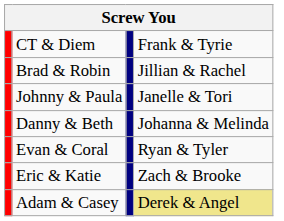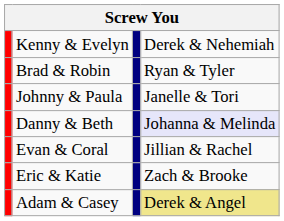+ row: (72, 44)
- row: (56, 44)
(192, 70) Jillian & Rachel -> (189, 70) Ryan & Tyler
(203, 123) no background -> (210, 123) lavender background
(183, 149) Ryan & Tyler -> (198, 149) Jillian & Rachel
